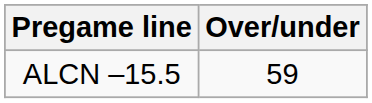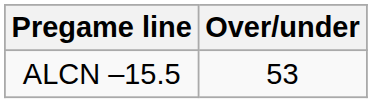(282, 73) 59 -> (282, 73) 53
